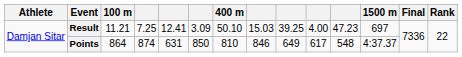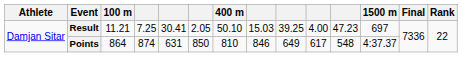(174, 29) 12.41 -> (174, 29) 30.41
(201, 29) 3.09 -> (201, 29) 2.05
